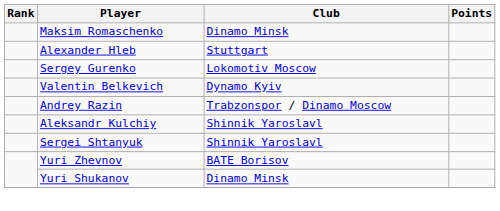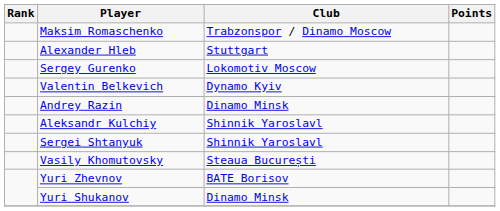(247, 32) Dinamo Minsk -> (299, 32) Trabzonspor / Dinamo Moscow
(299, 106) Trabzonspor / Dinamo Moscow -> (247, 106) Dinamo Minsk
+ row: (102, 161)
